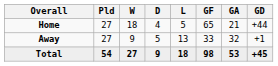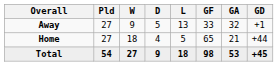rows swapped: (49, 26) <-> (49, 40)
